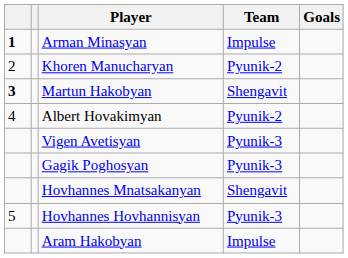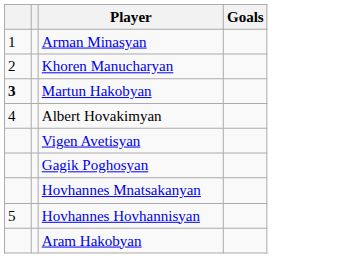- column: (262, 17)
(12, 41) bold -> (12, 41) normal
